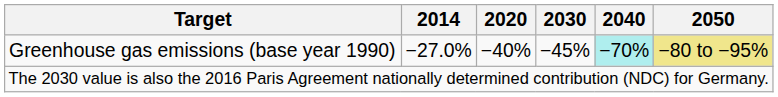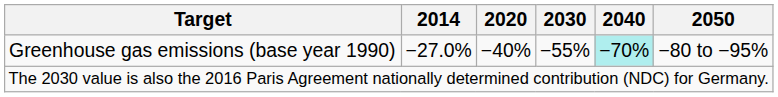(565, 50) −45% -> (565, 50) −55%
(713, 50) khaki background -> (713, 50) no background
